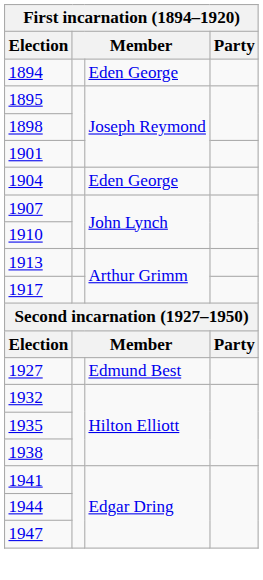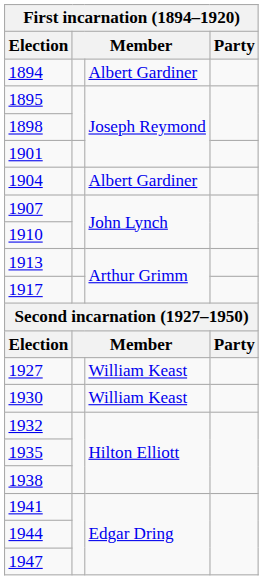(133, 72) Eden George -> (143, 72) Albert Gardiner
(133, 180) Eden George -> (143, 180) Albert Gardiner
(135, 371) Edmund Best -> (138, 371) William Keast
+ row: (26, 398)
